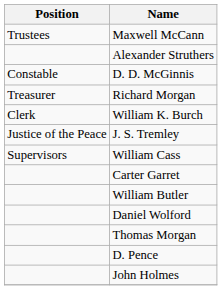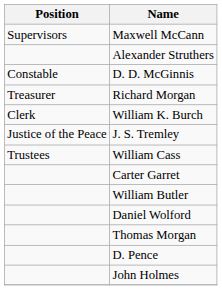(28, 34) Trustees -> (37, 34) Supervisors
(37, 154) Supervisors -> (28, 154) Trustees
